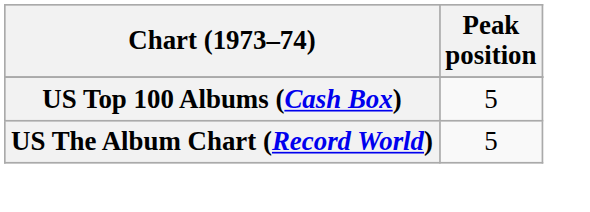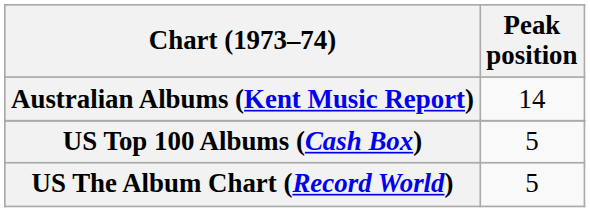+ row: (243, 98)
